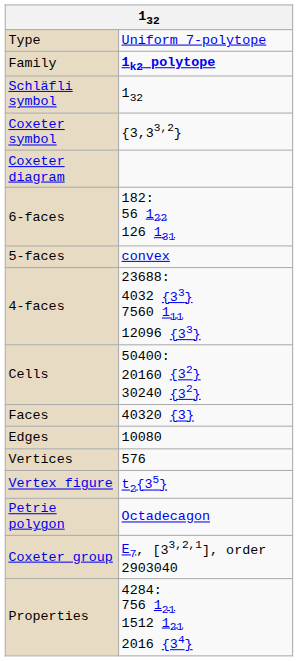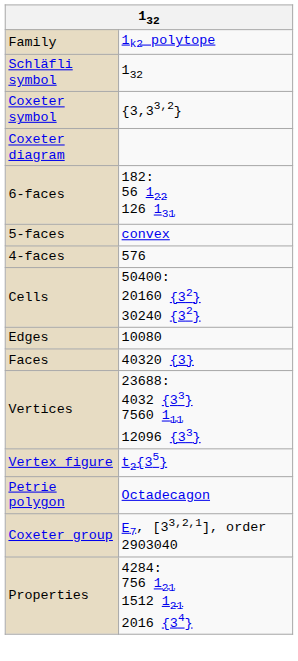- row: (25, 40)
(168, 63) bold -> (168, 42) normal
(161, 306) 23688: 4032 {33} 7560 111 12096 {33} -> (134, 257) 576
rows swapped: (29, 416) <-> (29, 437)
(134, 459) 576 -> (161, 410) 23688: 4032 {33} 7560 111 12096 {33}
